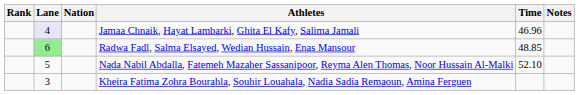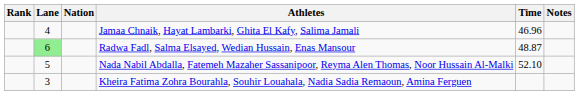(47, 30) lavender background -> (47, 30) no background
(530, 47) 48.85 -> (530, 47) 48.87
